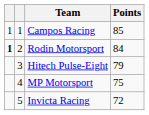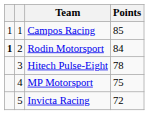(118, 65) 79 -> (118, 65) 78
